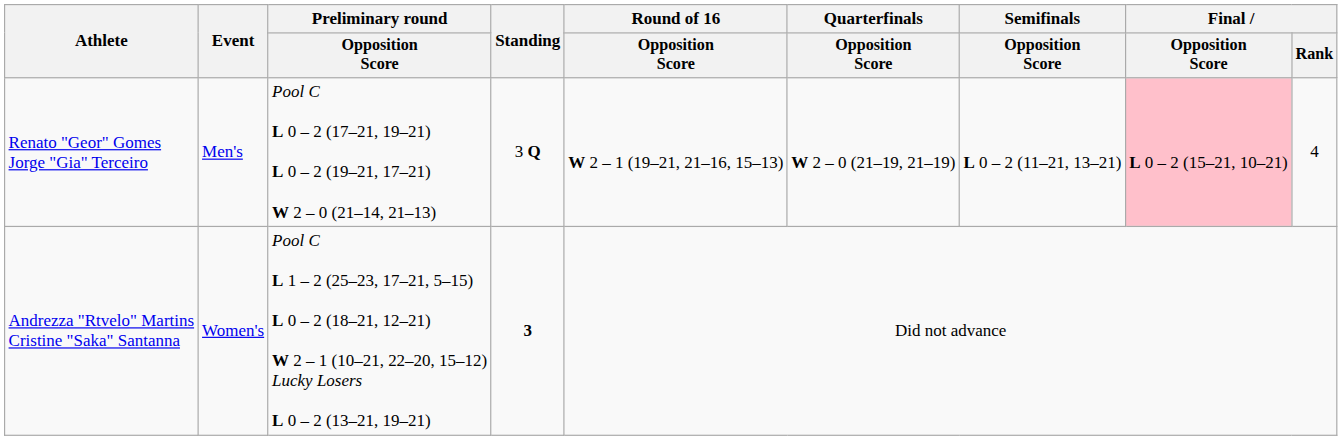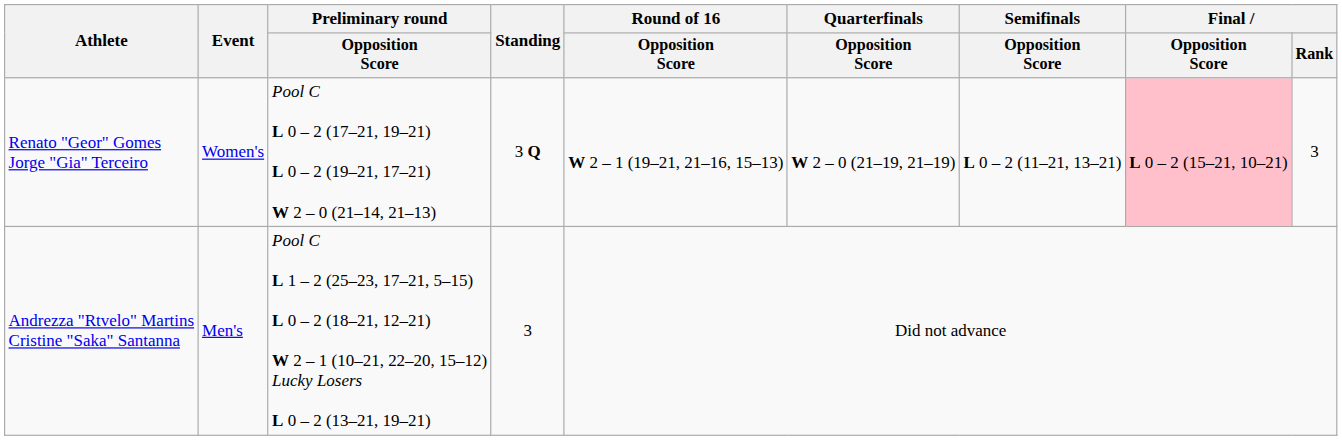(222, 152) Men's -> (233, 152) Women's
(1314, 152) 4 -> (1314, 152) 3
(233, 330) Women's -> (222, 330) Men's
(528, 330) bold -> (528, 330) normal
